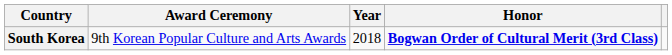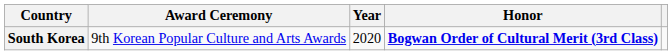(367, 38) 2018 -> (367, 38) 2020
